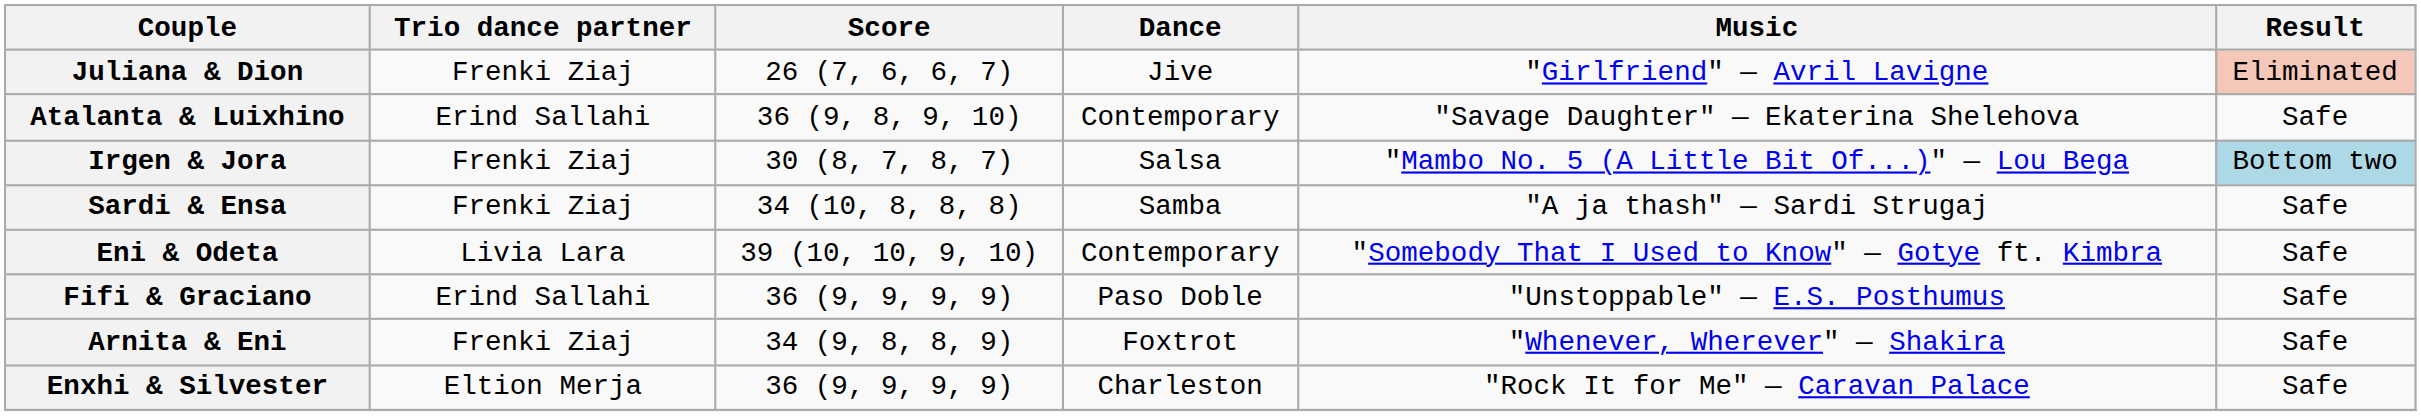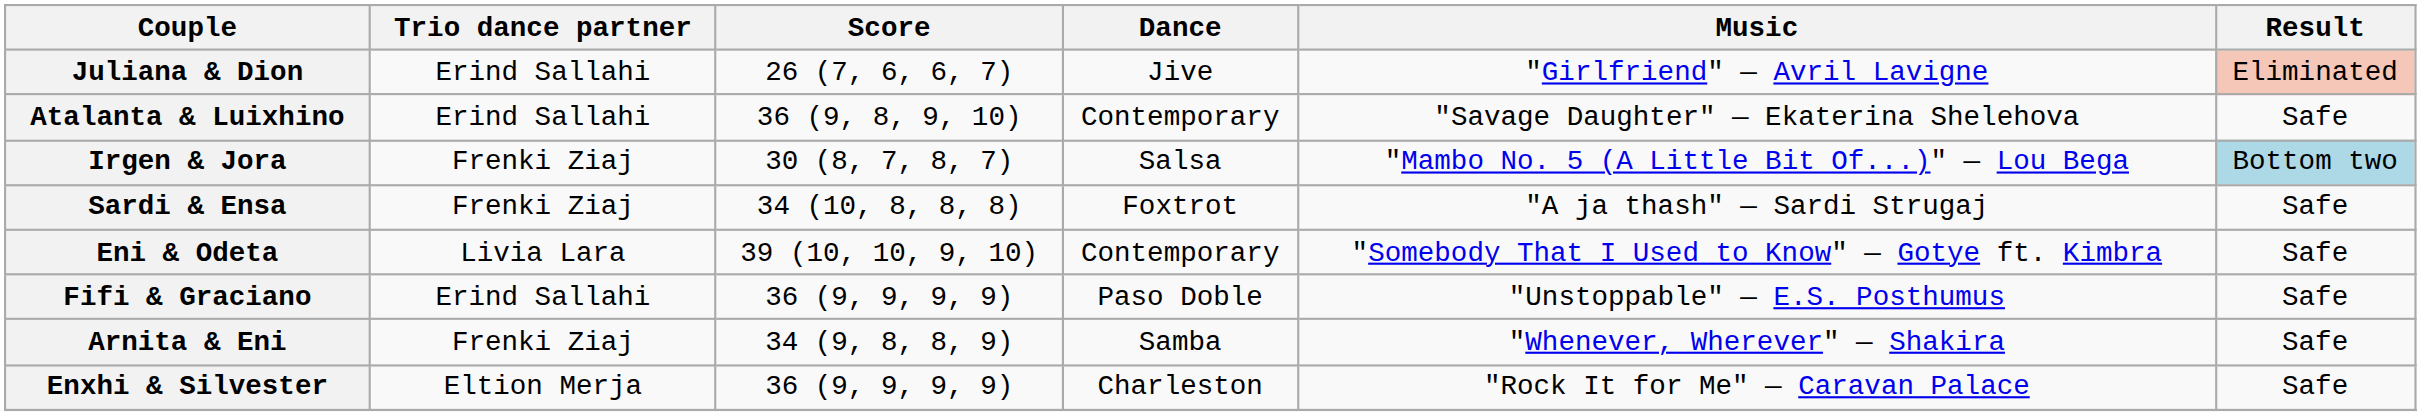(543, 72) Frenki Ziaj -> (543, 72) Erind Sallahi
(1180, 207) Samba -> (1180, 207) Foxtrot
(1180, 342) Foxtrot -> (1180, 342) Samba
